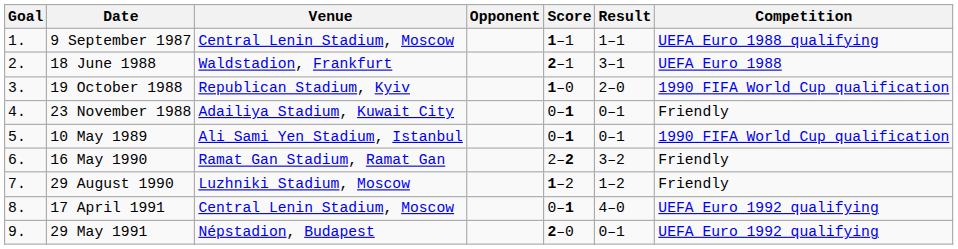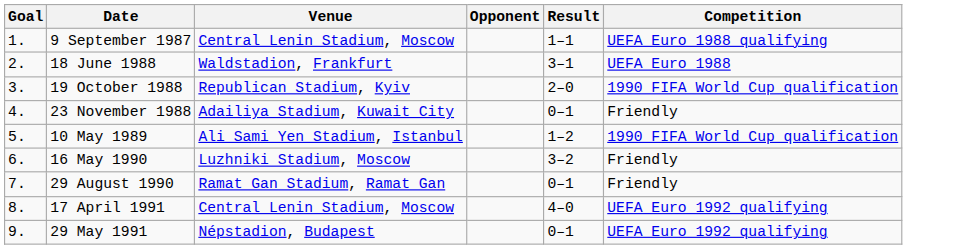- column: (569, 17)
(612, 136) 0–1 -> (561, 136) 1–2
(322, 160) Ramat Gan Stadium, Ramat Gan -> (304, 160) Luzhniki Stadium, Moscow
(304, 184) Luzhniki Stadium, Moscow -> (322, 184) Ramat Gan Stadium, Ramat Gan
(612, 184) 1–2 -> (561, 184) 0–1
